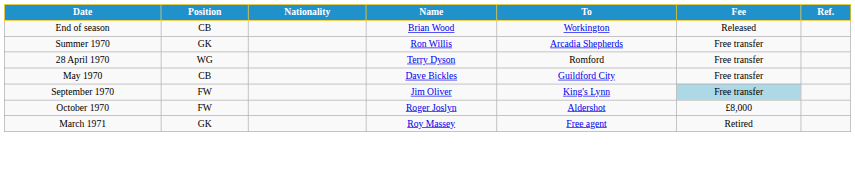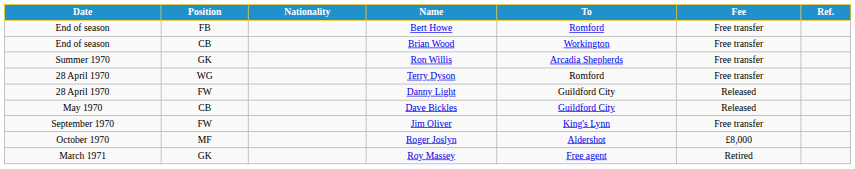+ row: (431, 28)
(739, 28) Released -> (739, 44) Free transfer
+ row: (431, 92)
(739, 76) Free transfer -> (739, 108) Released
(739, 92) lightblue background -> (739, 124) no background
(205, 108) FW -> (205, 140) MF
